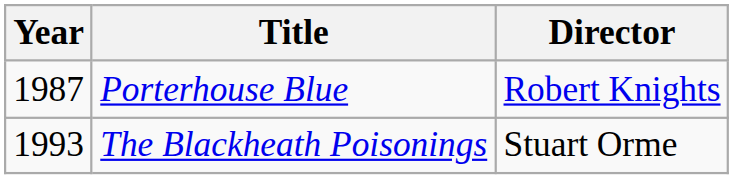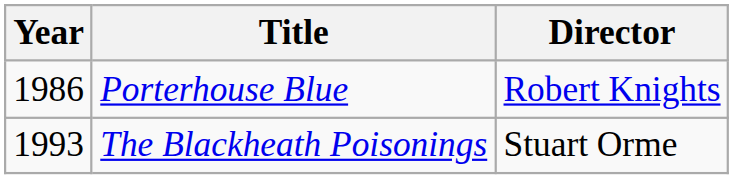(49, 88) 1987 -> (49, 88) 1986
